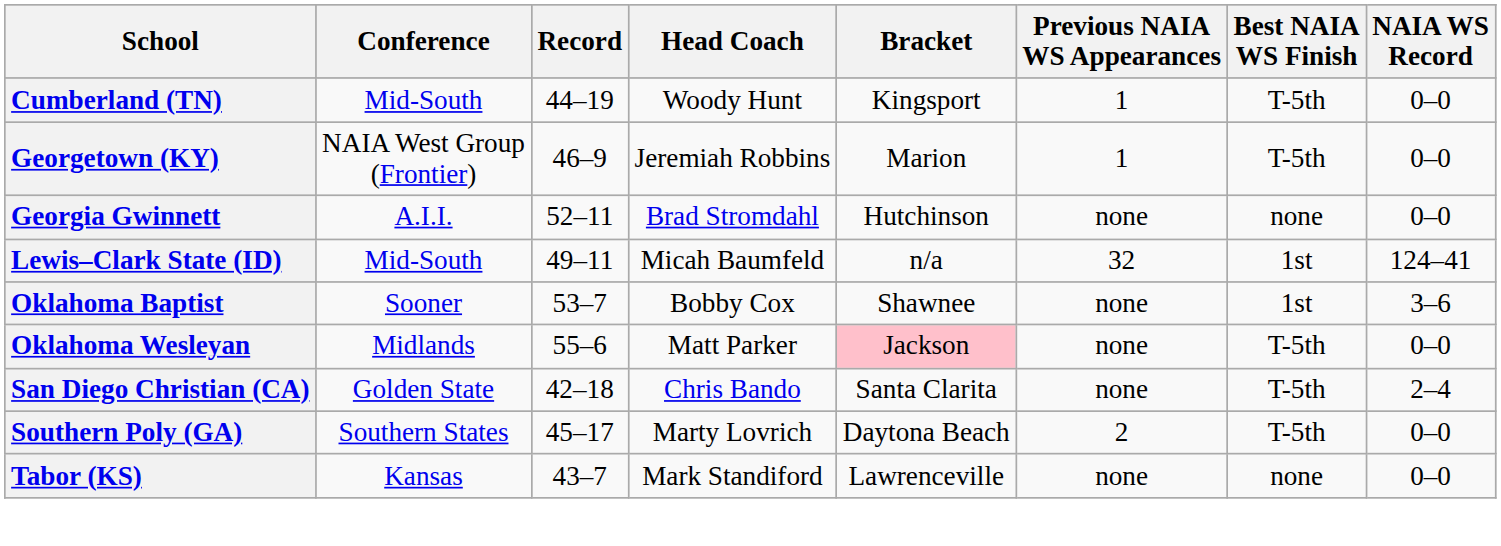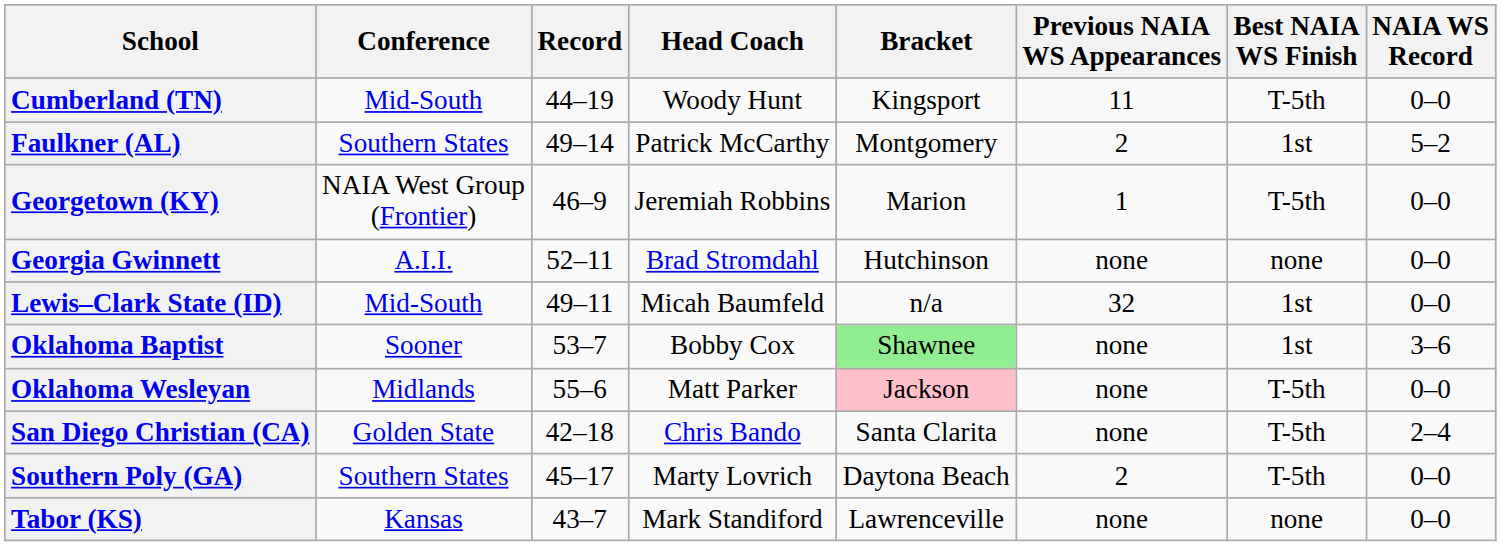(1122, 99) 1 -> (1122, 99) 11
+ row: (96, 142)
(1431, 259) 124–41 -> (1431, 302) 0–0
(926, 302) no background -> (926, 346) lightgreen background
